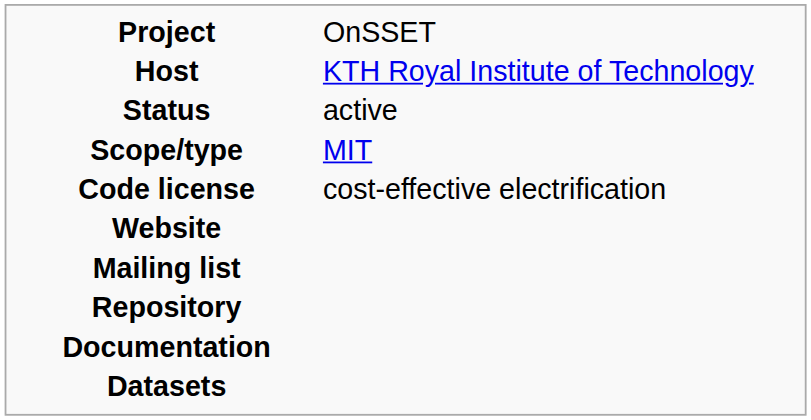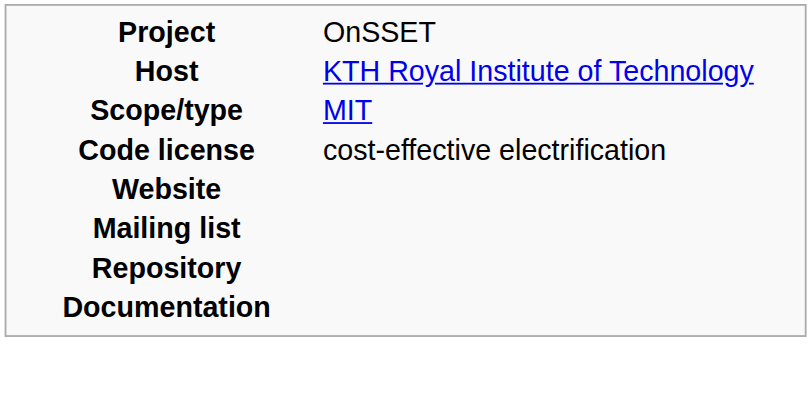- row: (167, 111)
- row: (167, 387)
